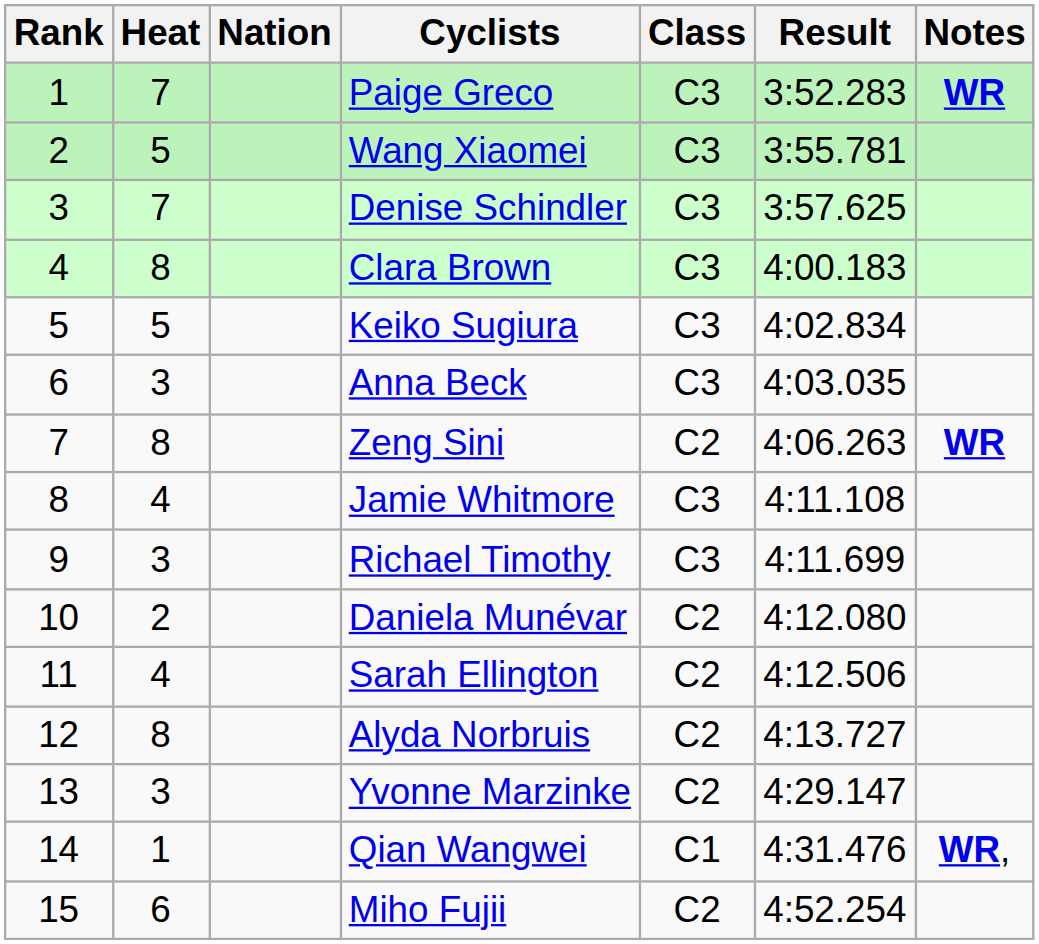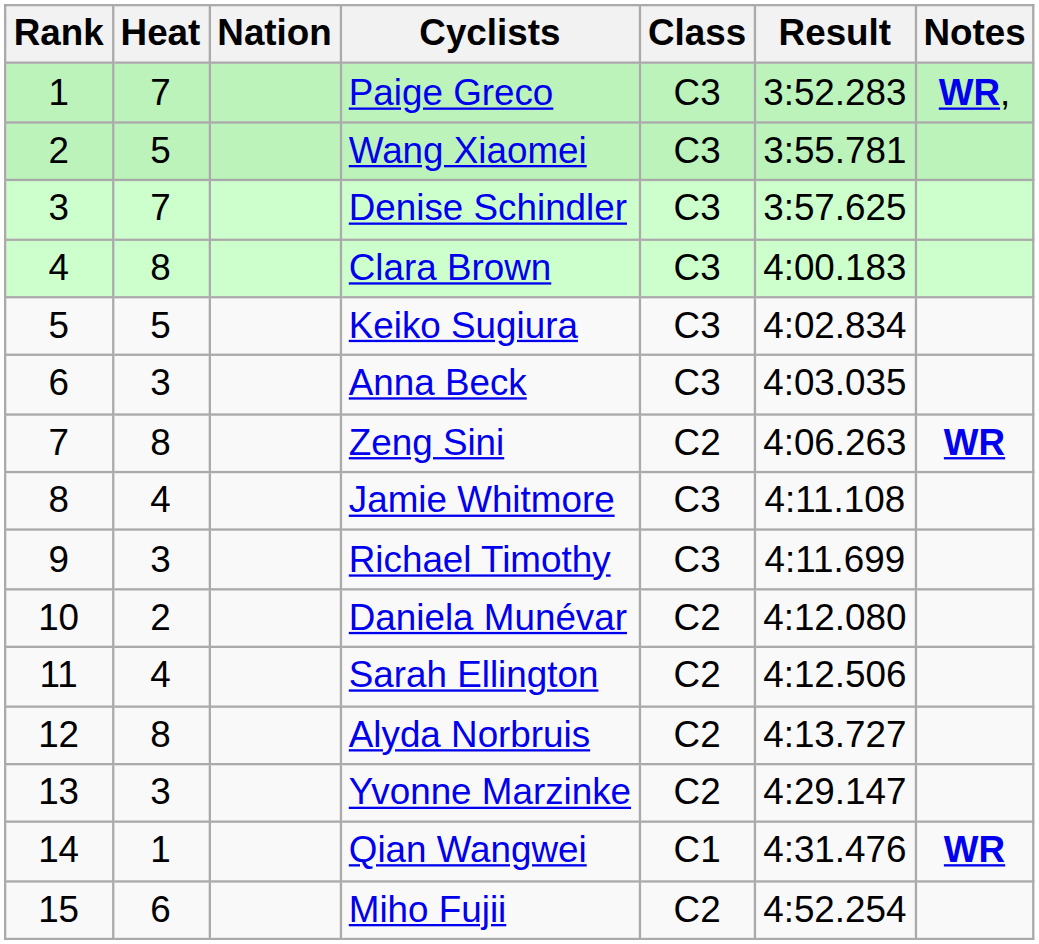(975, 92) WR -> (975, 92) WR,
(975, 850) WR, -> (975, 850) WR
